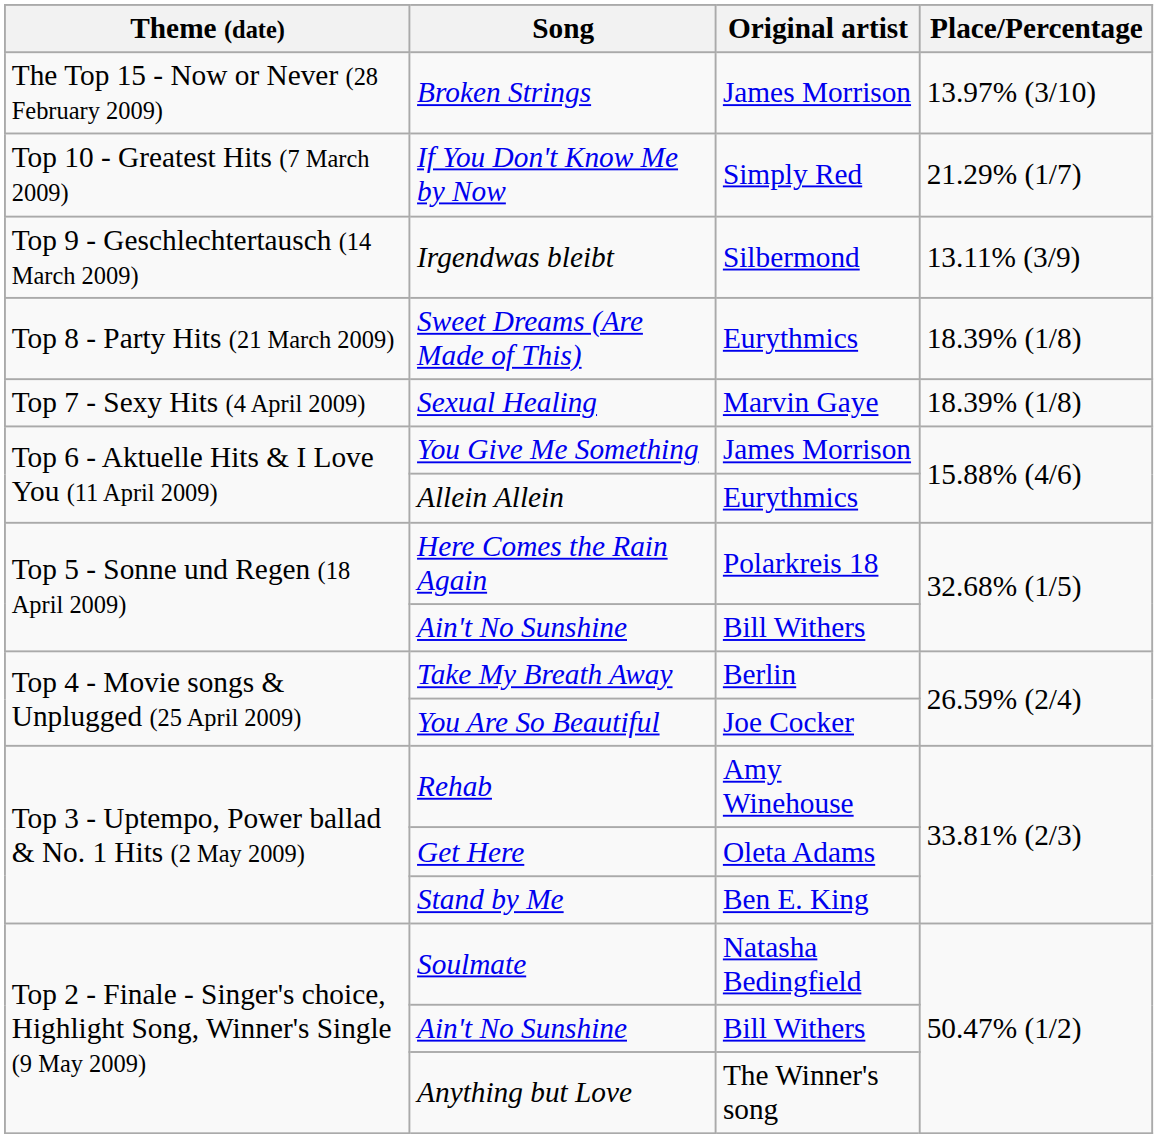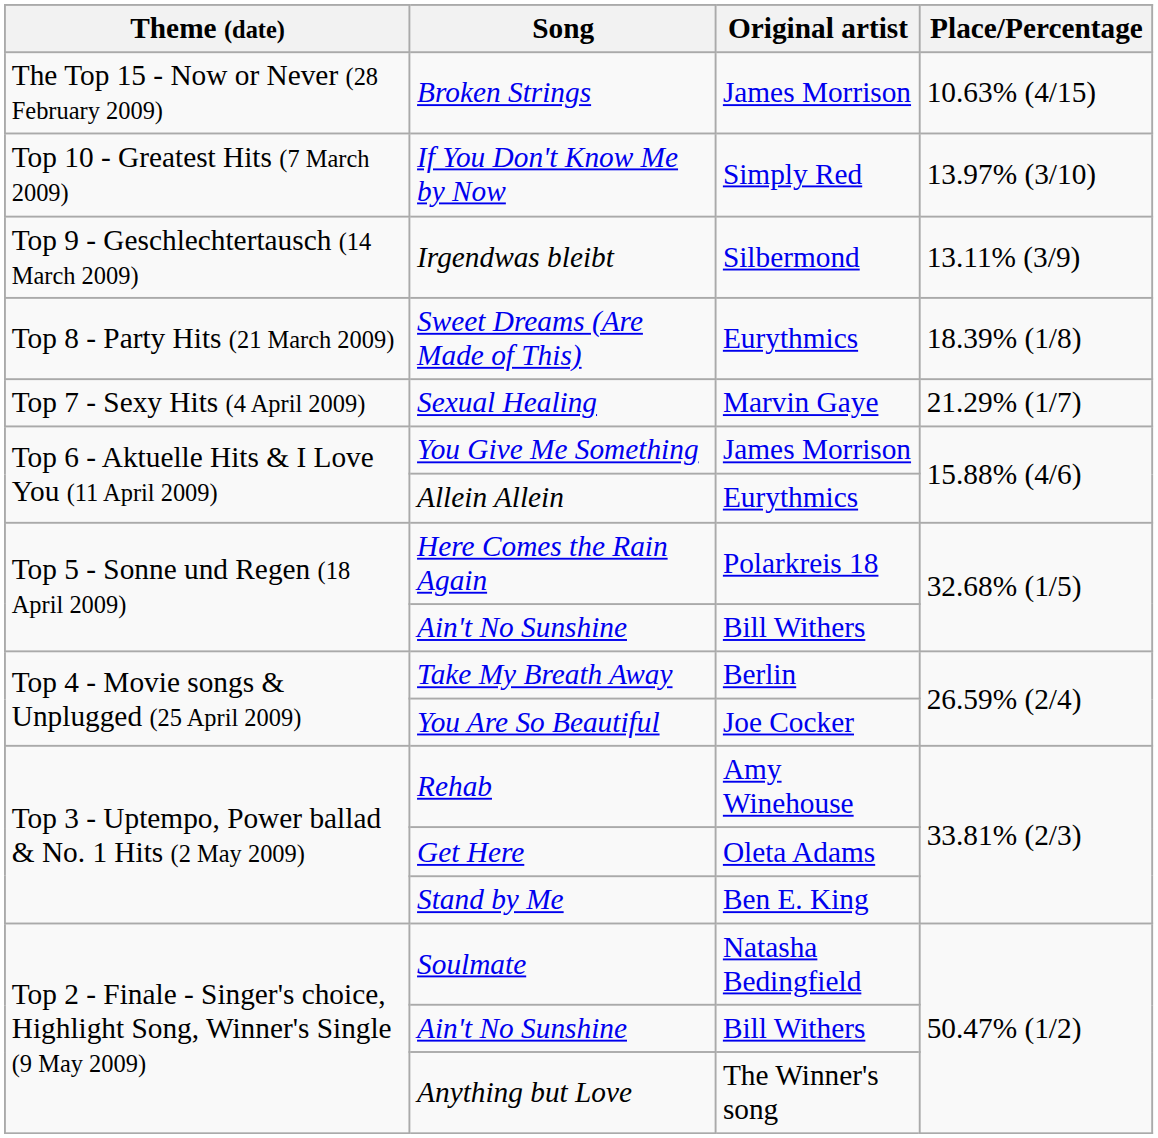(1011, 92) 13.97% (3/10) -> (1011, 92) 10.63% (4/15)
(1004, 174) 21.29% (1/7) -> (1011, 174) 13.97% (3/10)
(1004, 401) 18.39% (1/8) -> (1004, 401) 21.29% (1/7)
